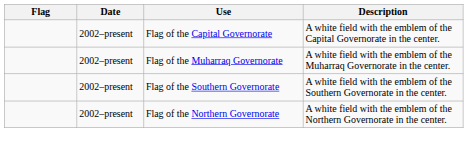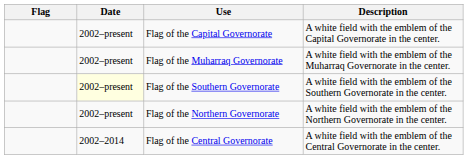(106, 87) no background -> (106, 87) lightyellow background
+ row: (209, 141)
